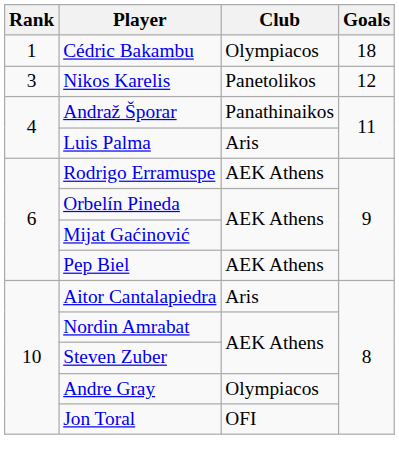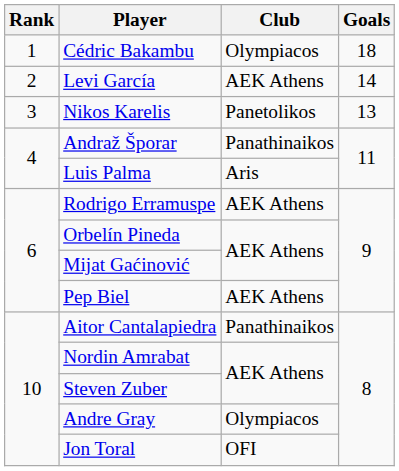+ row: (109, 81)
(367, 81) 12 -> (367, 111) 13
(242, 296) Aris -> (280, 326) Panathinaikos
